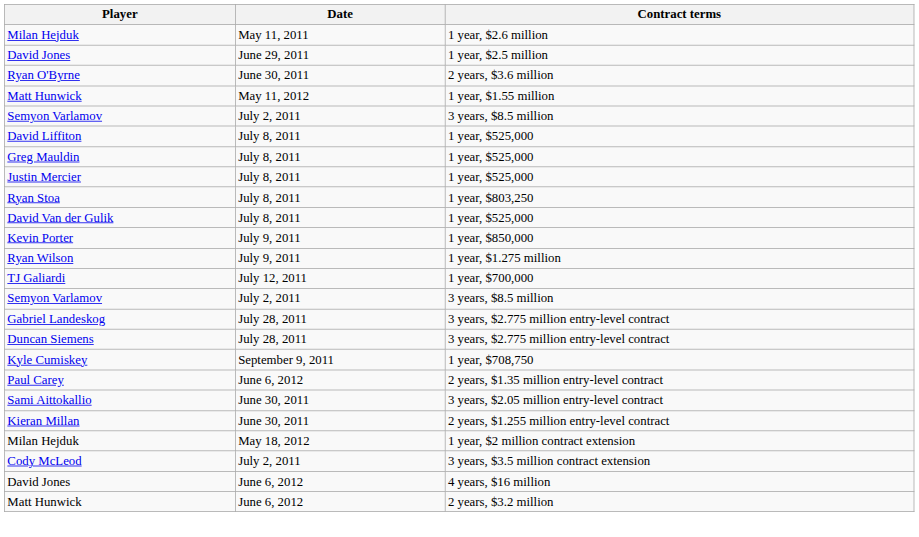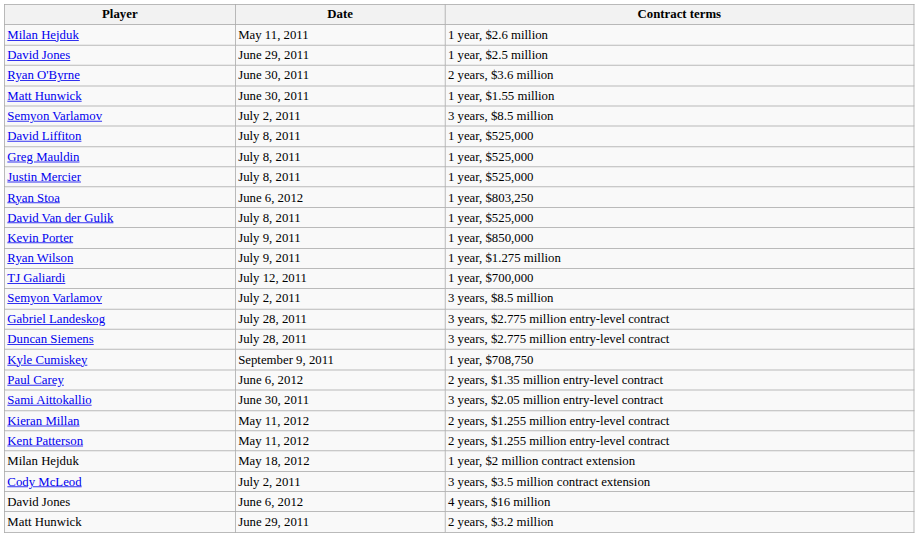(274, 95) May 11, 2012 -> (274, 95) June 30, 2011
(269, 197) July 8, 2011 -> (271, 197) June 6, 2012
(274, 420) June 30, 2011 -> (274, 420) May 11, 2012
+ row: (45, 440)
(271, 501) June 6, 2012 -> (274, 522) June 29, 2011
